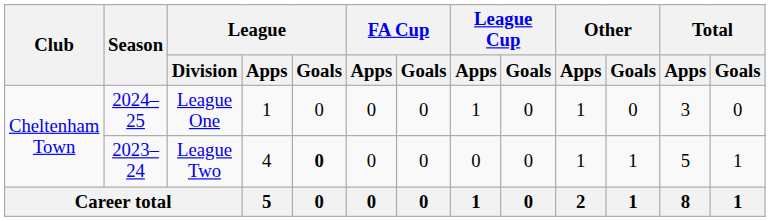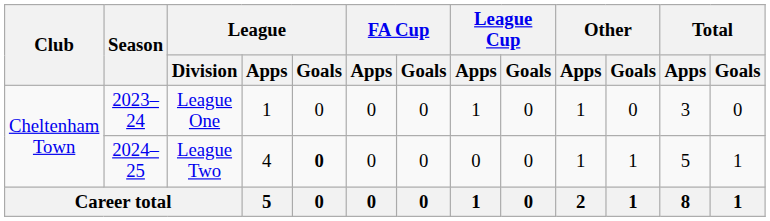(136, 110) 2024–25 -> (136, 110) 2023–24
(136, 161) 2023–24 -> (136, 161) 2024–25
